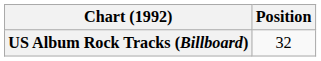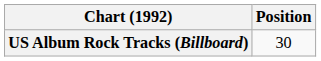(284, 42) 32 -> (284, 42) 30
